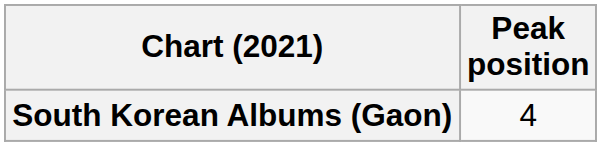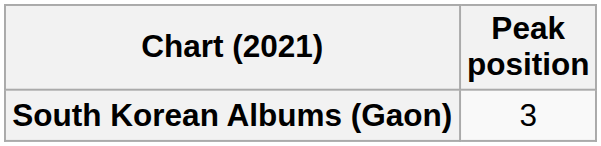(528, 114) 4 -> (528, 114) 3
